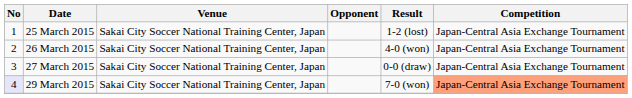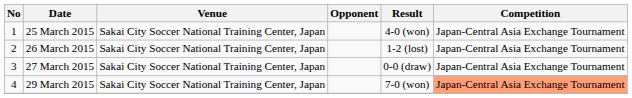(407, 31) 1-2 (lost) -> (407, 31) 4-0 (won)
(407, 48) 4-0 (won) -> (407, 48) 1-2 (lost)
(14, 84) lavender background -> (14, 84) no background
